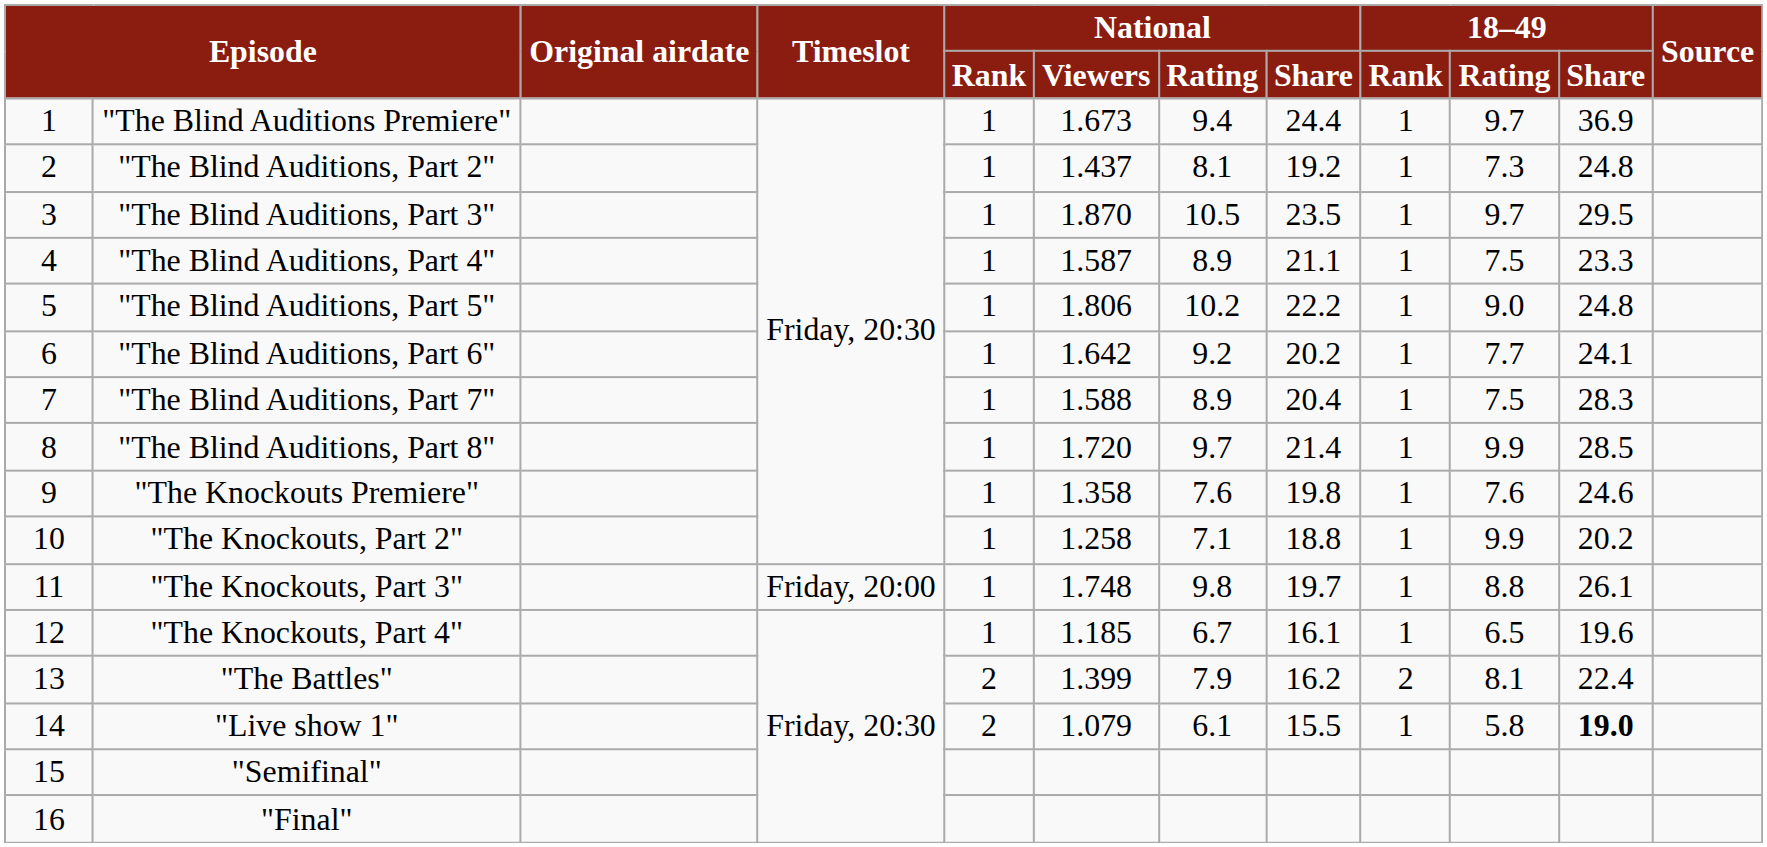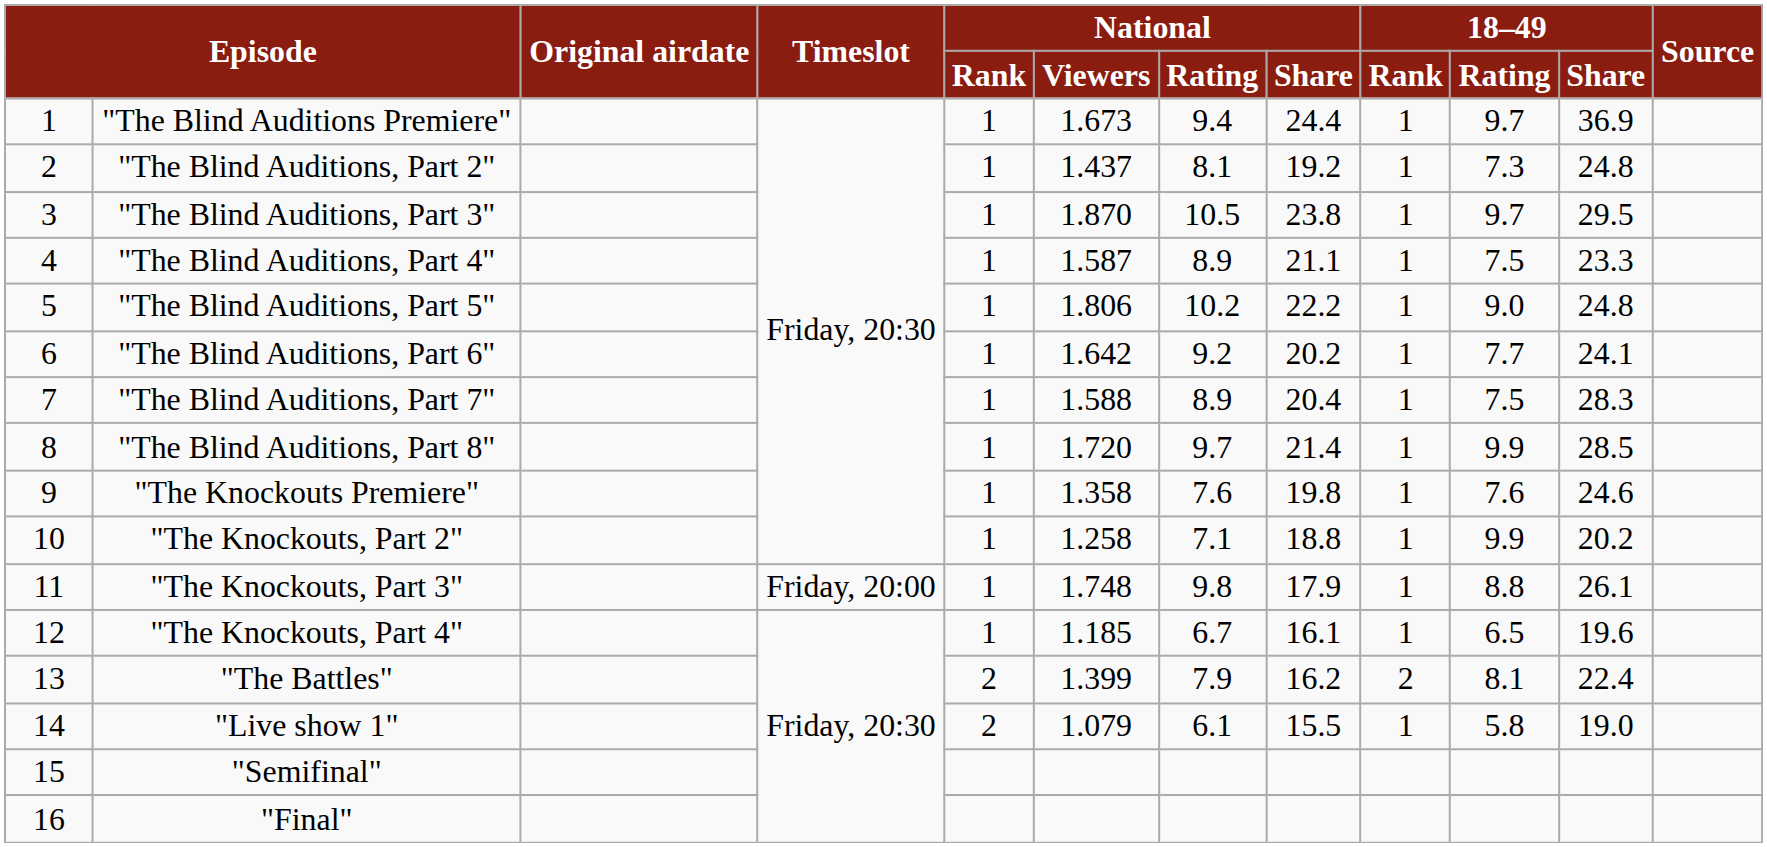(1313, 213) 23.5 -> (1313, 213) 23.8
(1313, 585) 19.7 -> (1313, 585) 17.9
(1606, 725) bold -> (1606, 725) normal
